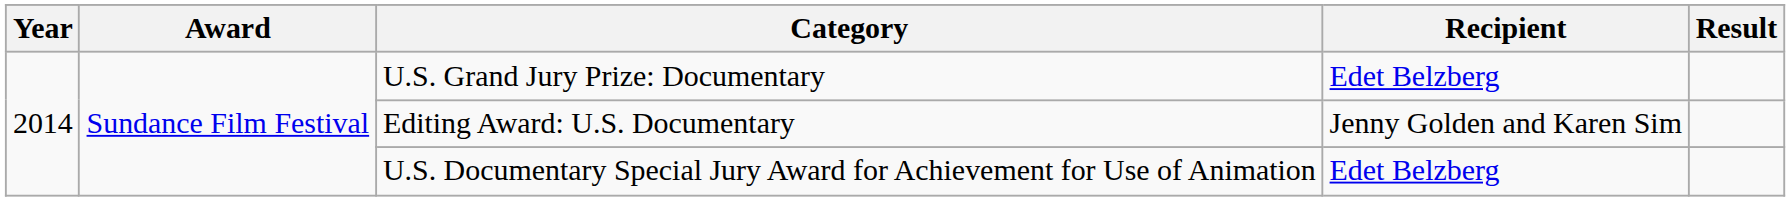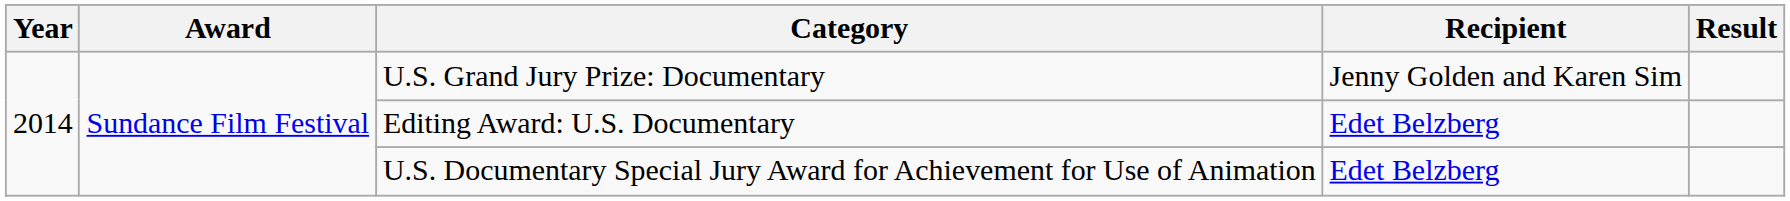(1414, 75) Edet Belzberg -> (1506, 75) Jenny Golden and Karen Sim
(1506, 123) Jenny Golden and Karen Sim -> (1414, 123) Edet Belzberg
